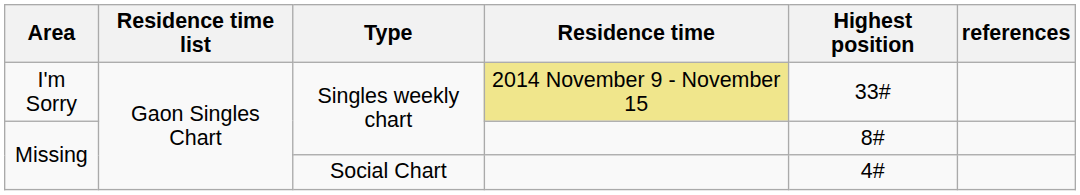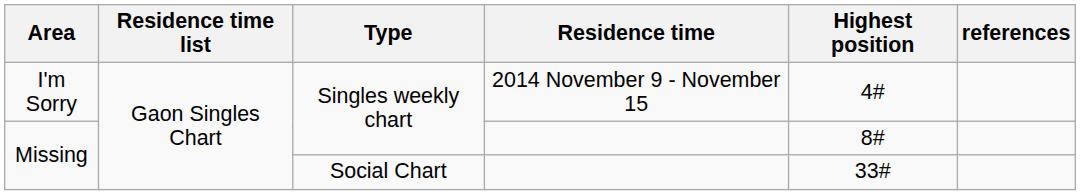(636, 91) khaki background -> (636, 91) no background
(873, 91) 33# -> (873, 91) 4#
(873, 171) 4# -> (873, 171) 33#
